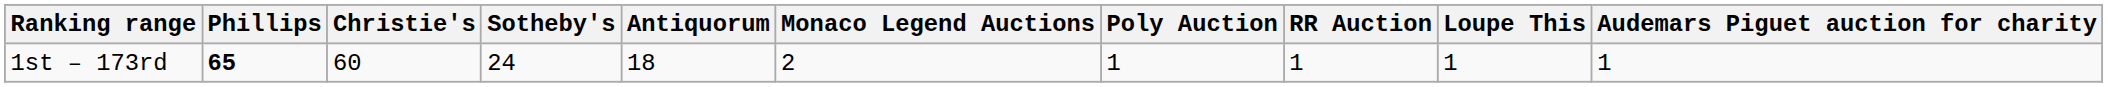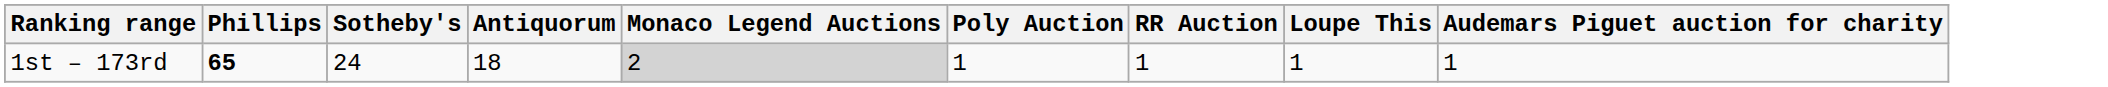- column: (404, 24)
(788, 63) no background -> (634, 63) lightgrey background
